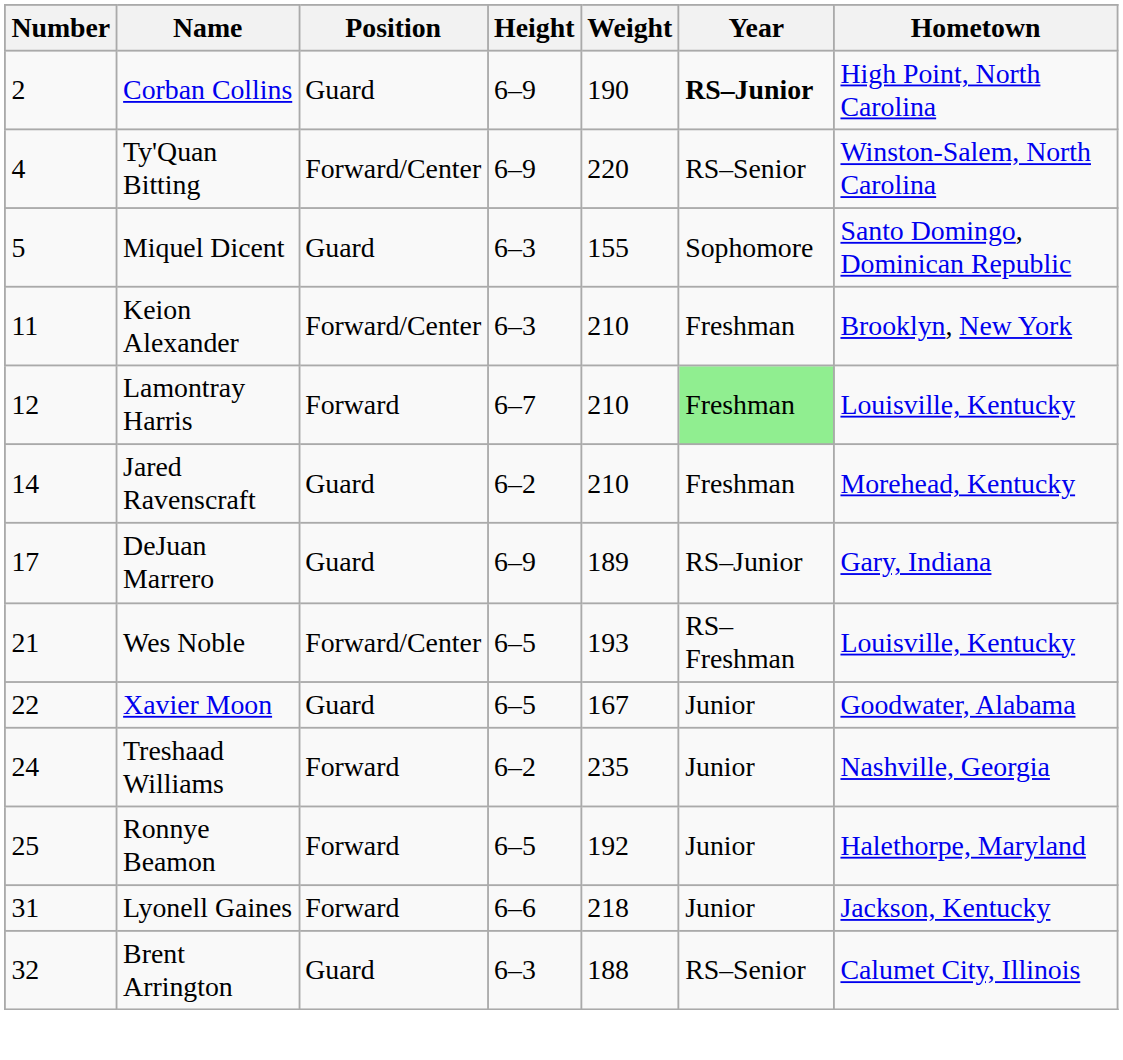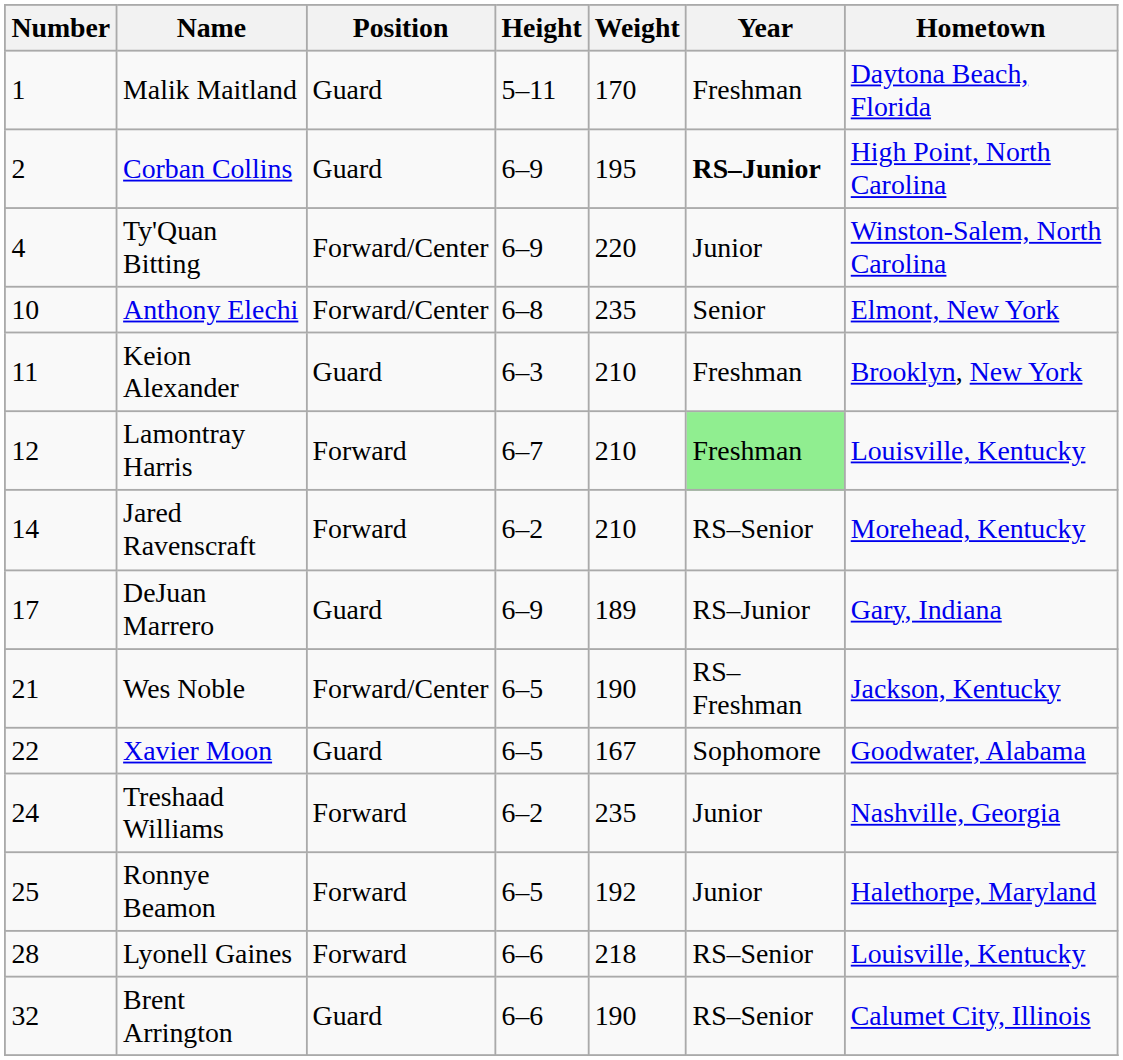+ row: (210, 89)
(608, 89) 190 -> (616, 168) 195
(745, 168) RS–Senior -> (727, 247) Junior
- row: (204, 247)
+ row: (211, 309)
(393, 326) Forward/Center -> (347, 372) Guard
(340, 483) Guard -> (360, 529) Forward
(740, 483) Freshman -> (753, 529) RS–Senior
(608, 641) 193 -> (616, 687) 190
(958, 641) Louisville, Kentucky -> (956, 687) Jackson, Kentucky
(720, 703) Junior -> (757, 749) Sophomore
(25, 907) 31 -> (25, 953) 28
(720, 907) Junior -> (753, 953) RS–Senior
(945, 907) Jackson, Kentucky -> (968, 953) Louisville, Kentucky
(515, 969) 6–3 -> (522, 1015) 6–6
(608, 969) 188 -> (616, 1015) 190
